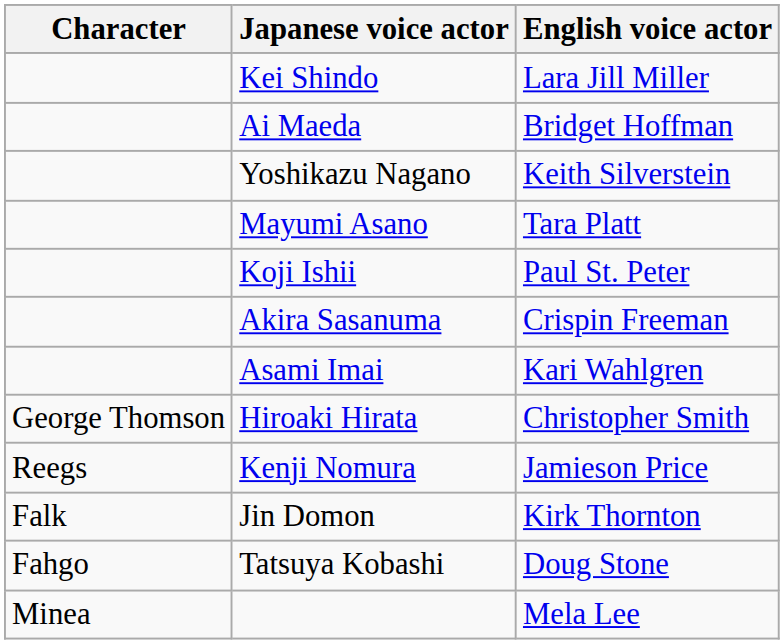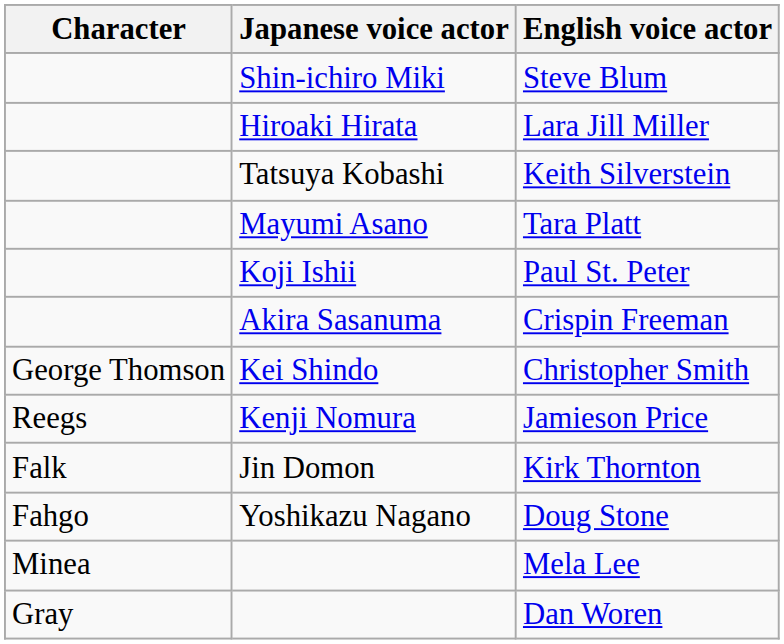+ row: (595, 77)
(309, 77) Kei Shindo -> (328, 126) Hiroaki Hirata
- row: (628, 126)
(355, 175) Yoshikazu Nagano -> (342, 175) Tatsuya Kobashi
- row: (613, 369)
(328, 418) Hiroaki Hirata -> (309, 369) Kei Shindo
(342, 564) Tatsuya Kobashi -> (355, 516) Yoshikazu Nagano
+ row: (593, 613)
